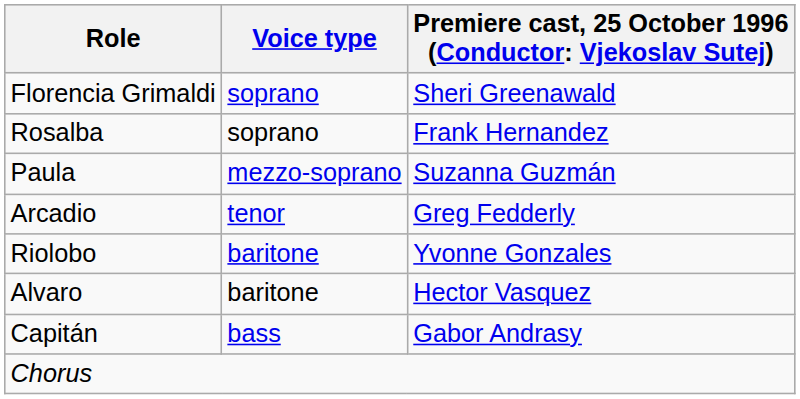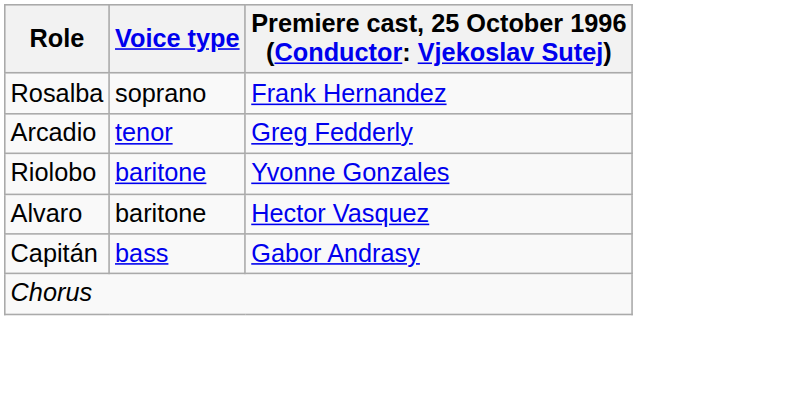- row: (113, 93)
- row: (43, 173)
